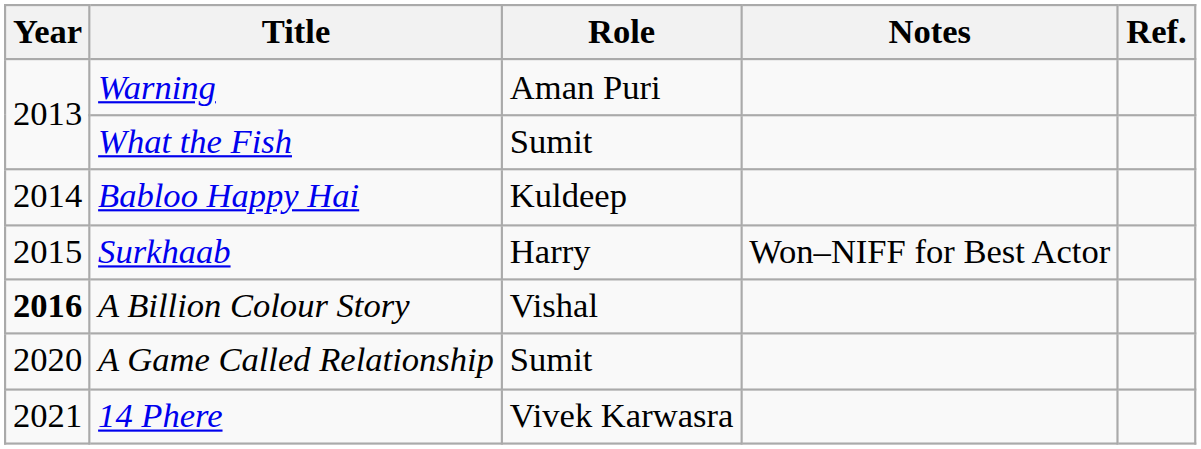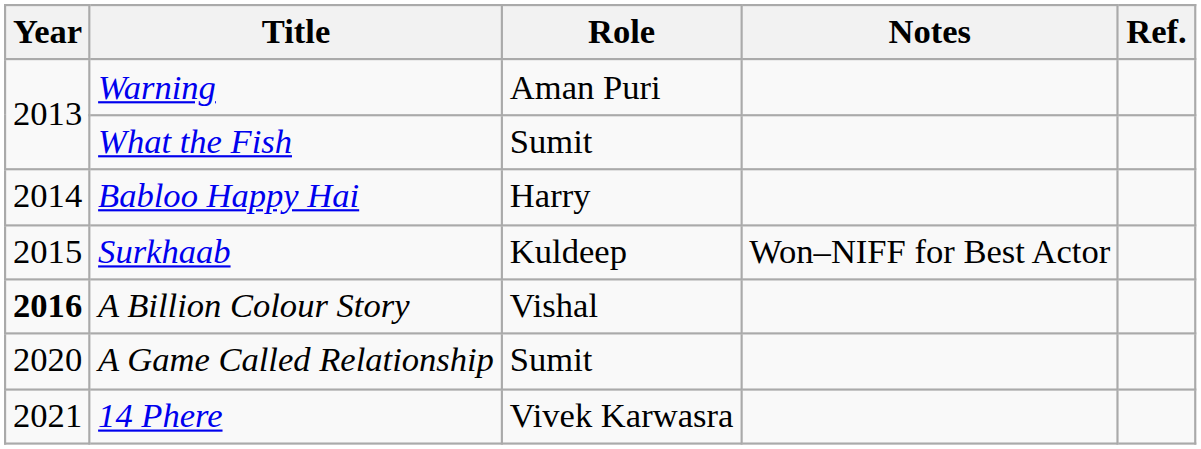(568, 196) Kuldeep -> (550, 196) Harry
(550, 251) Harry -> (568, 251) Kuldeep
